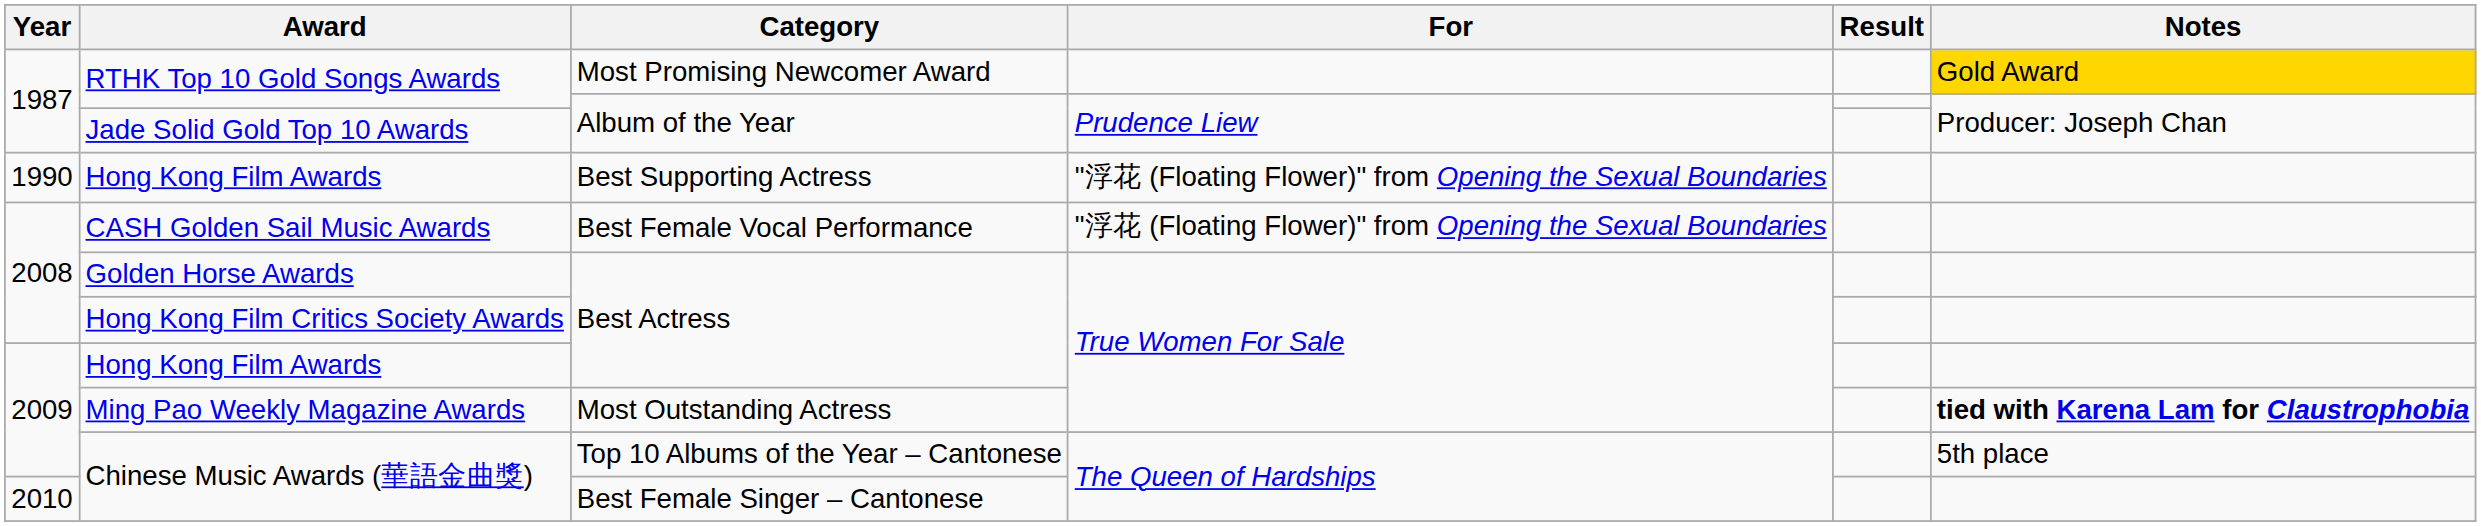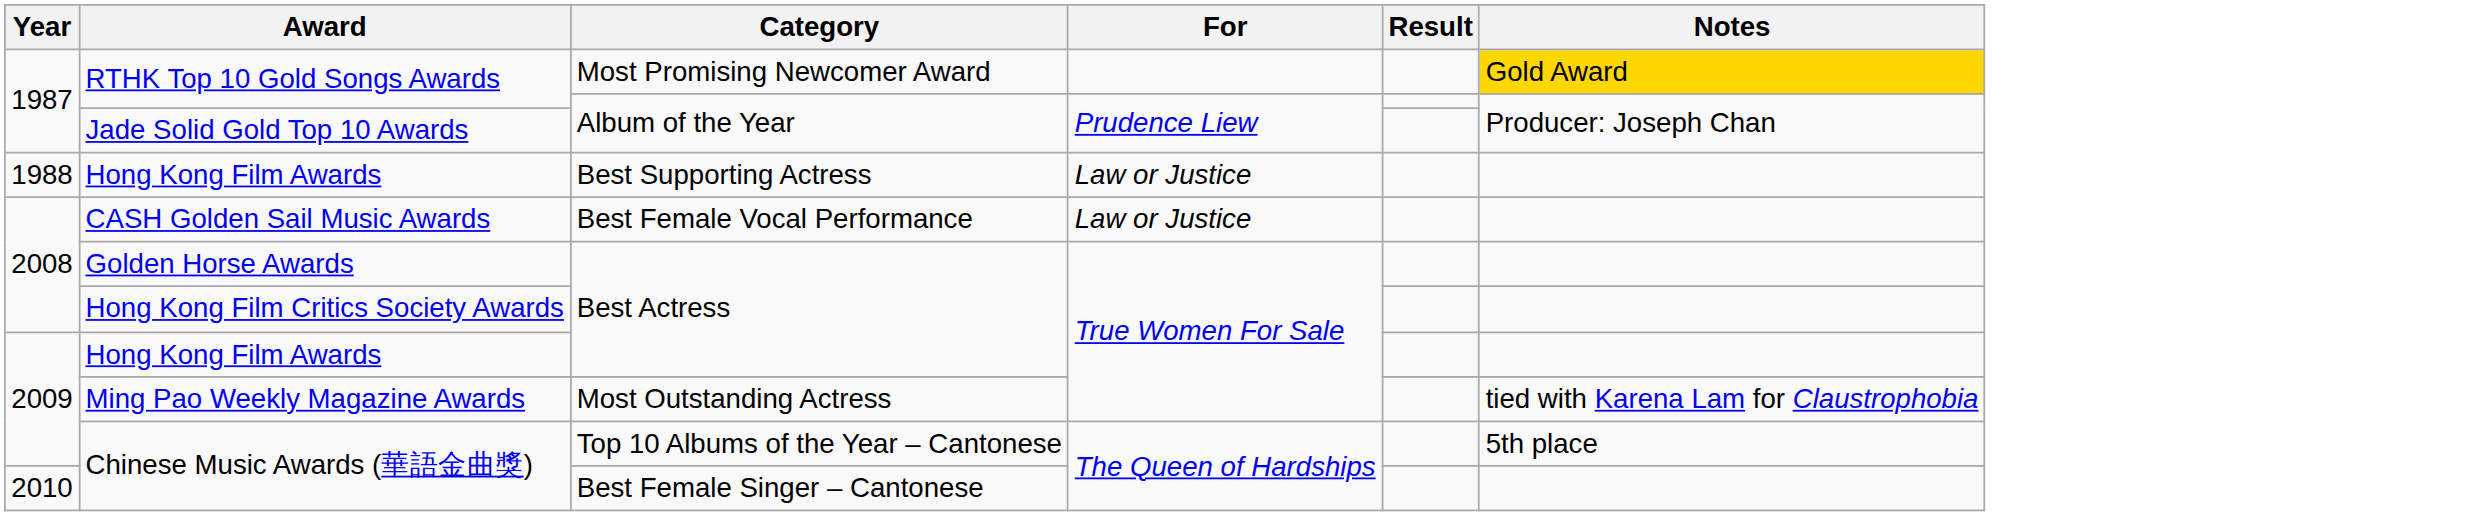(42, 176) 1990 -> (42, 173) 1988
(1451, 175) "浮花 (Floating Flower)" from Opening the Sexual Boundaries -> (1163, 173) Law or Justice
(1451, 225) "浮花 (Floating Flower)" from Opening the Sexual Boundaries -> (1163, 218) Law or Justice
(2203, 408) bold -> (1732, 397) normal
